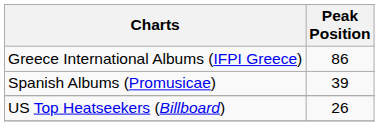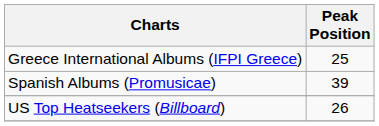(340, 58) 86 -> (340, 58) 25
